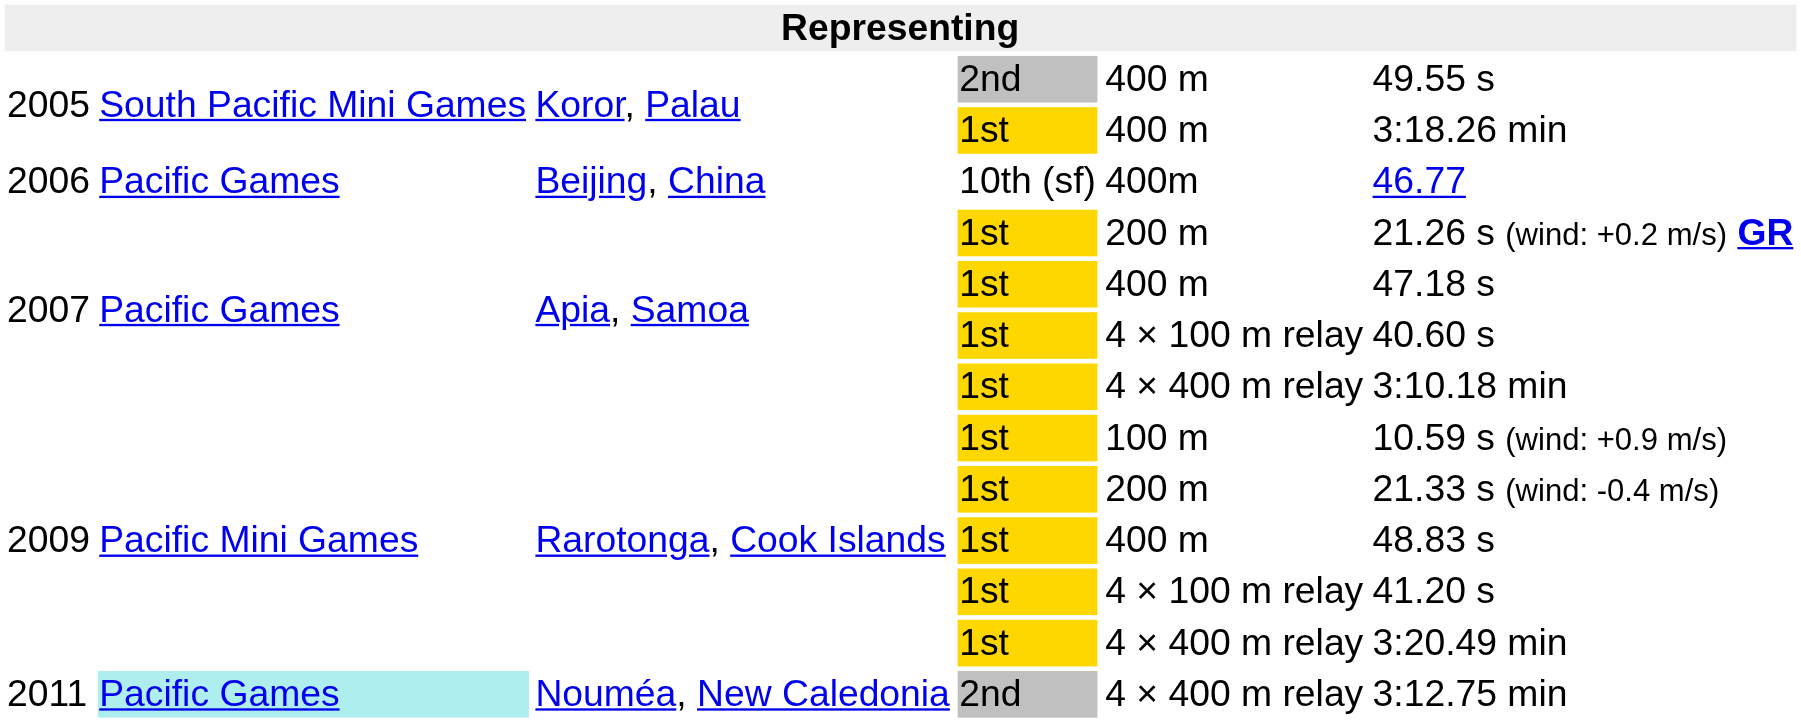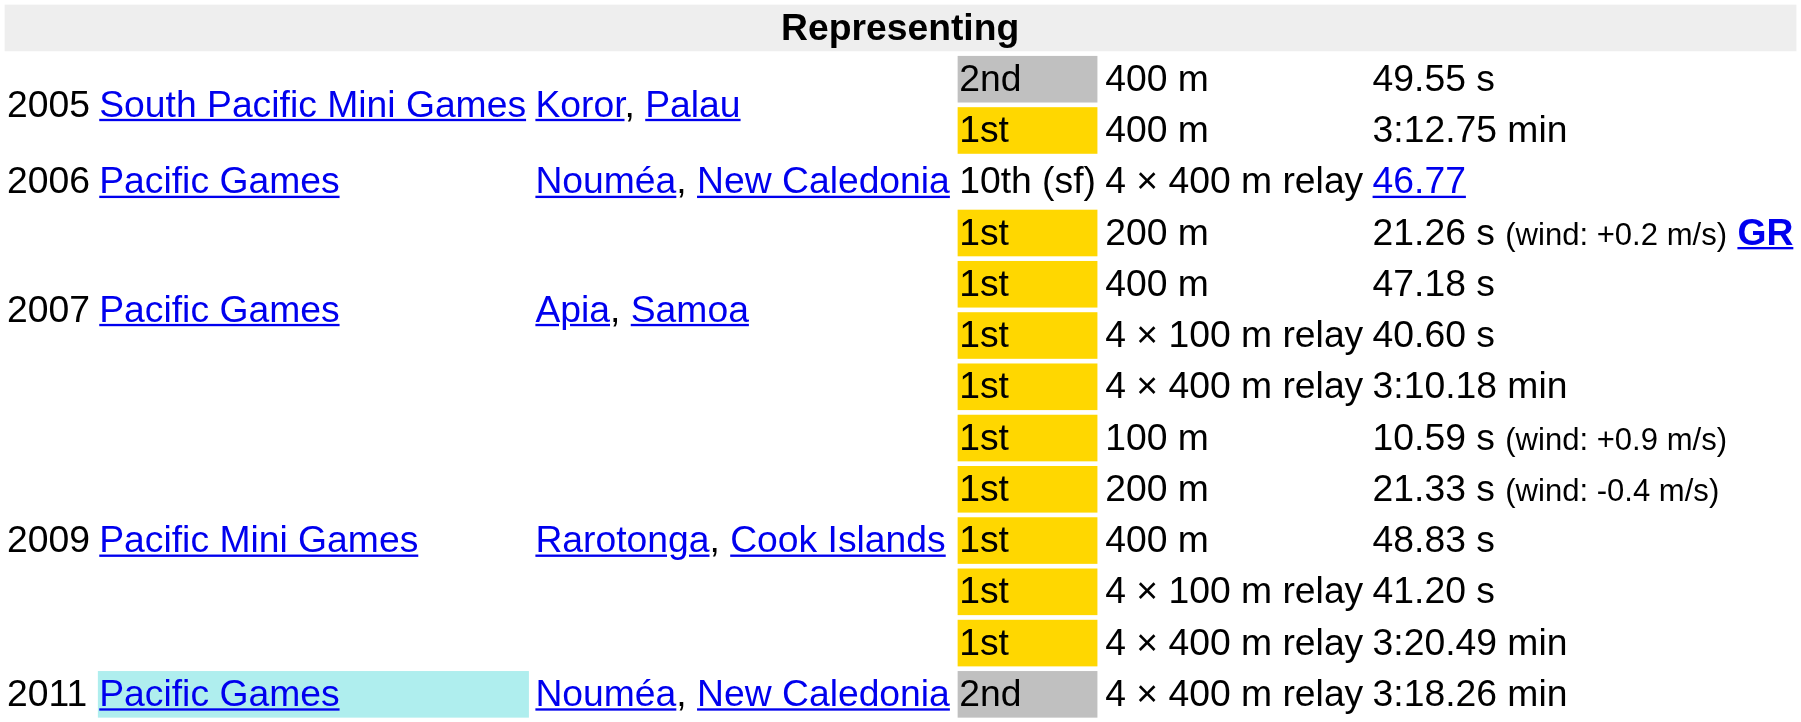(1470, 129) 3:18.26 min -> (1470, 129) 3:12.75 min
(650, 181) Beijing, China -> (743, 181) Nouméa, New Caledonia
(1152, 181) 400m -> (1234, 181) 4 × 400 m relay
(1470, 693) 3:12.75 min -> (1470, 693) 3:18.26 min
